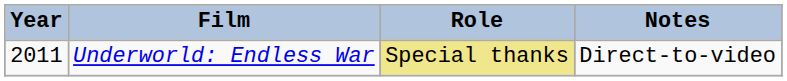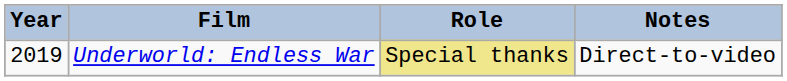(36, 58) 2011 -> (36, 58) 2019
